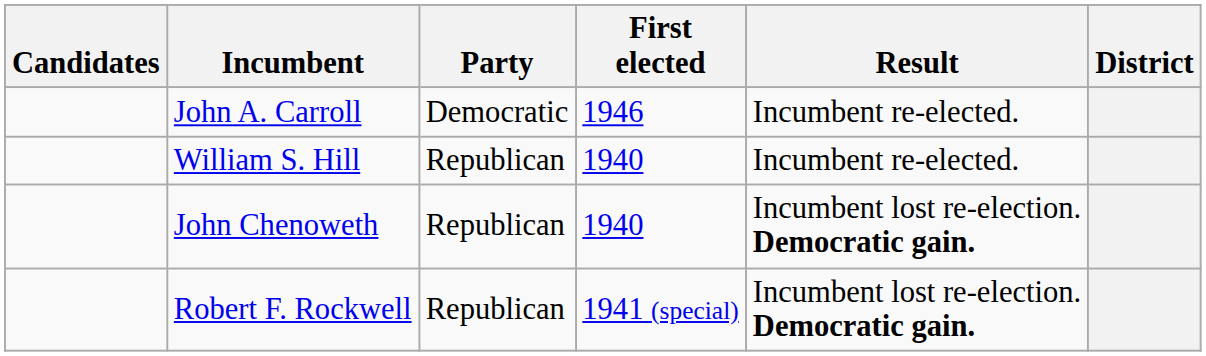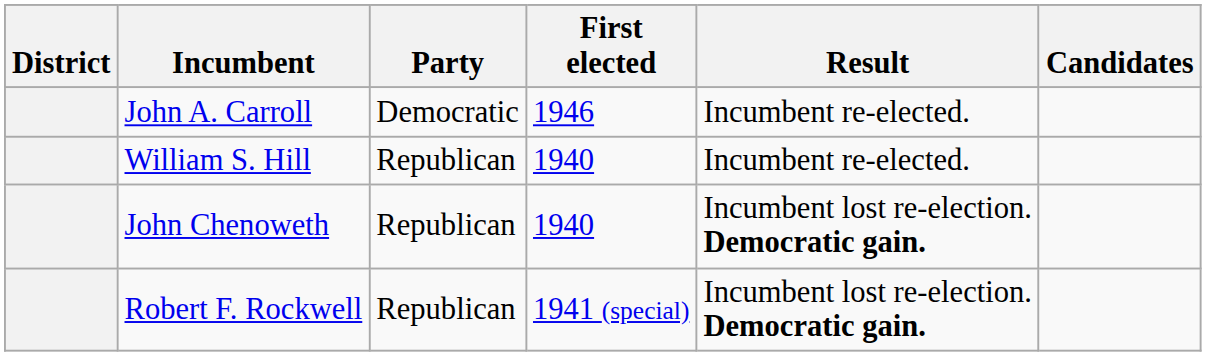columns swapped: (1145, 63) <-> (86, 63)
